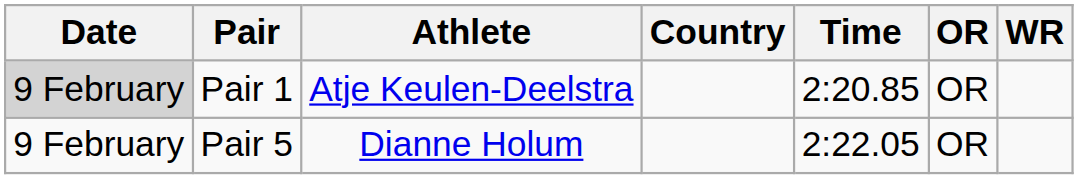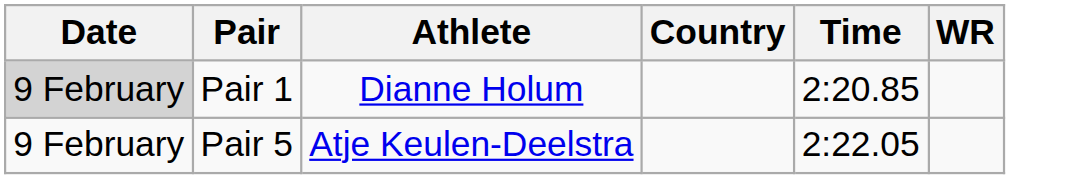- column: (962, 32)
(471, 88) Atje Keulen-Deelstra -> (471, 88) Dianne Holum
(471, 144) Dianne Holum -> (471, 144) Atje Keulen-Deelstra
